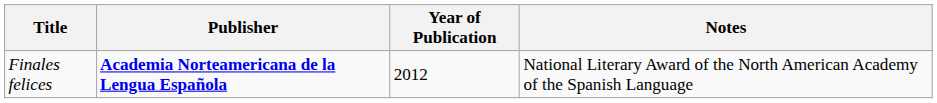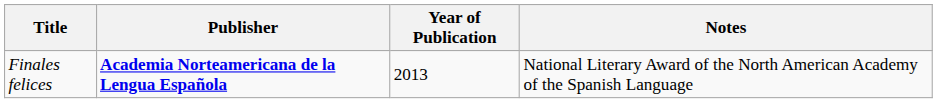(411, 74) 2012 -> (411, 74) 2013
